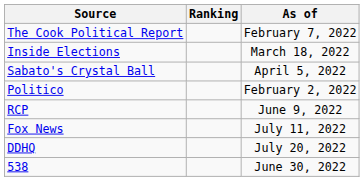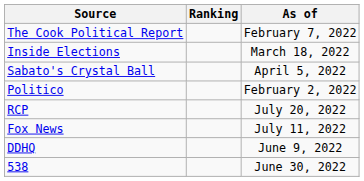(300, 109) June 9, 2022 -> (300, 109) July 20, 2022
(300, 147) July 20, 2022 -> (300, 147) June 9, 2022
